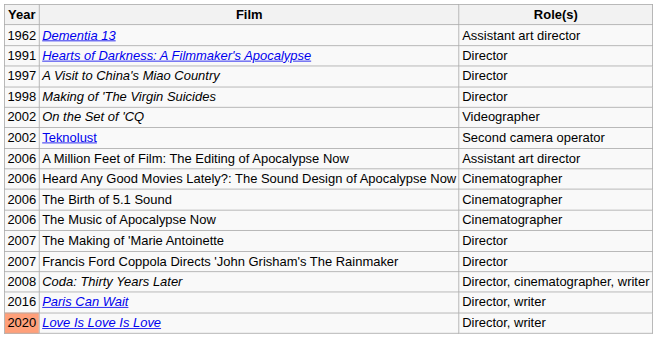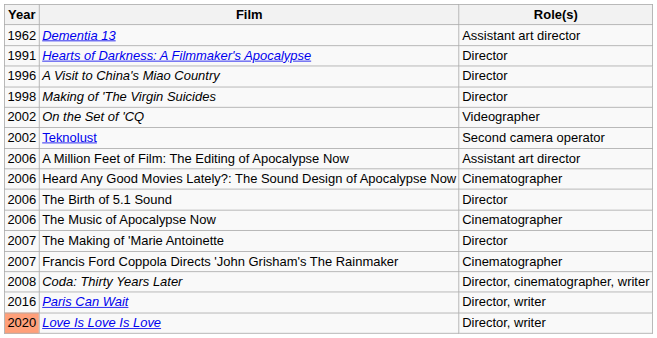(22, 76) 1997 -> (22, 76) 1996
(512, 199) Cinematographer -> (485, 199) Director
(485, 261) Director -> (512, 261) Cinematographer
